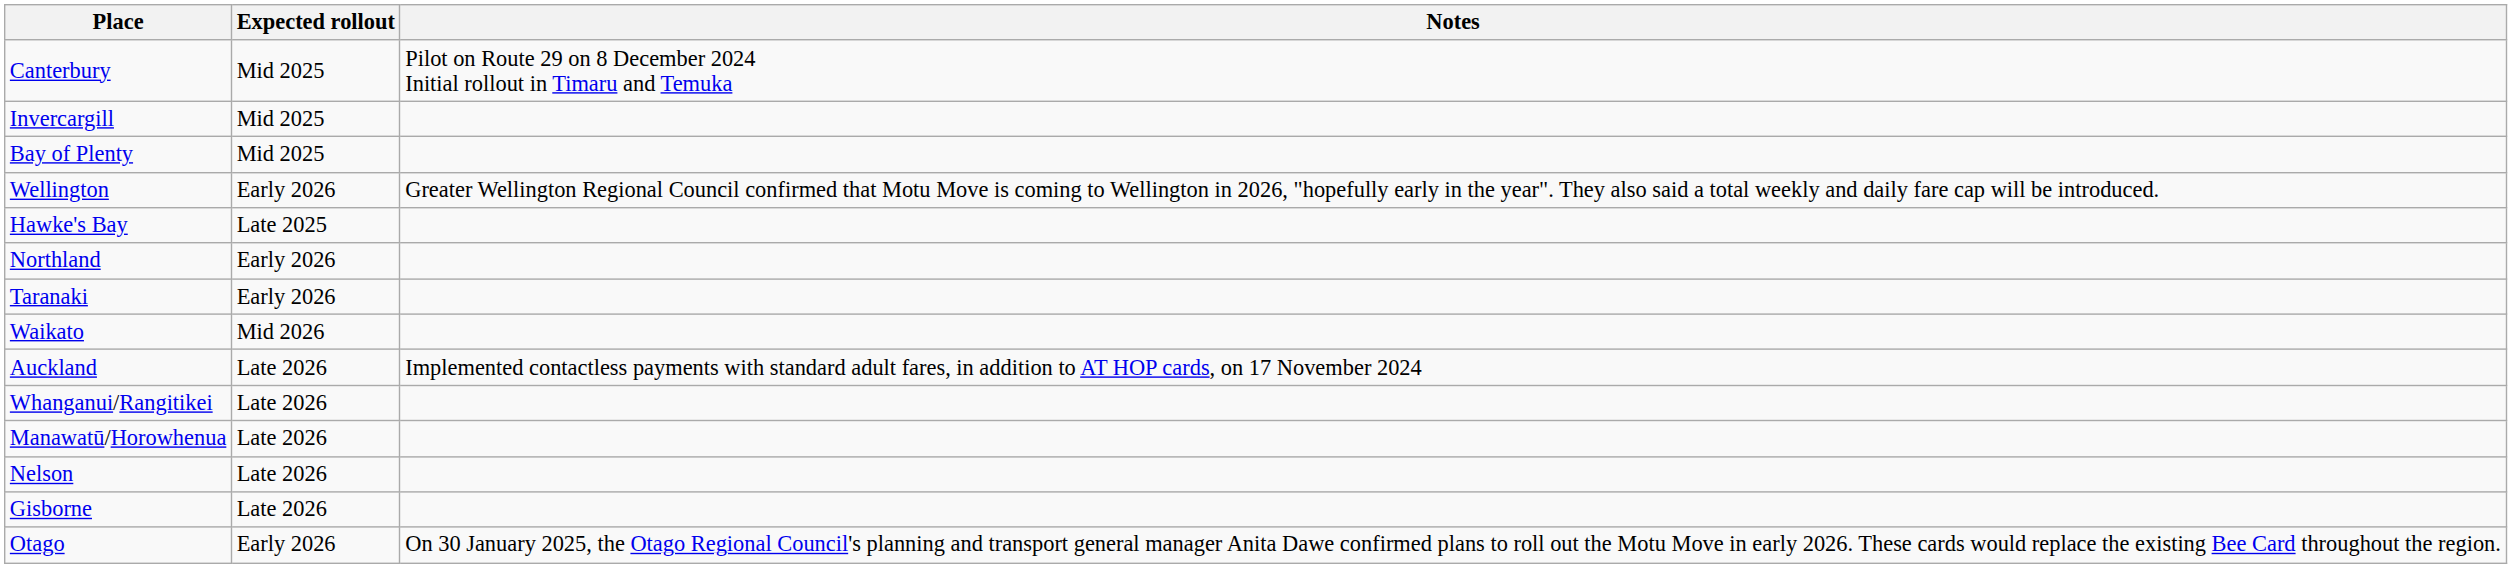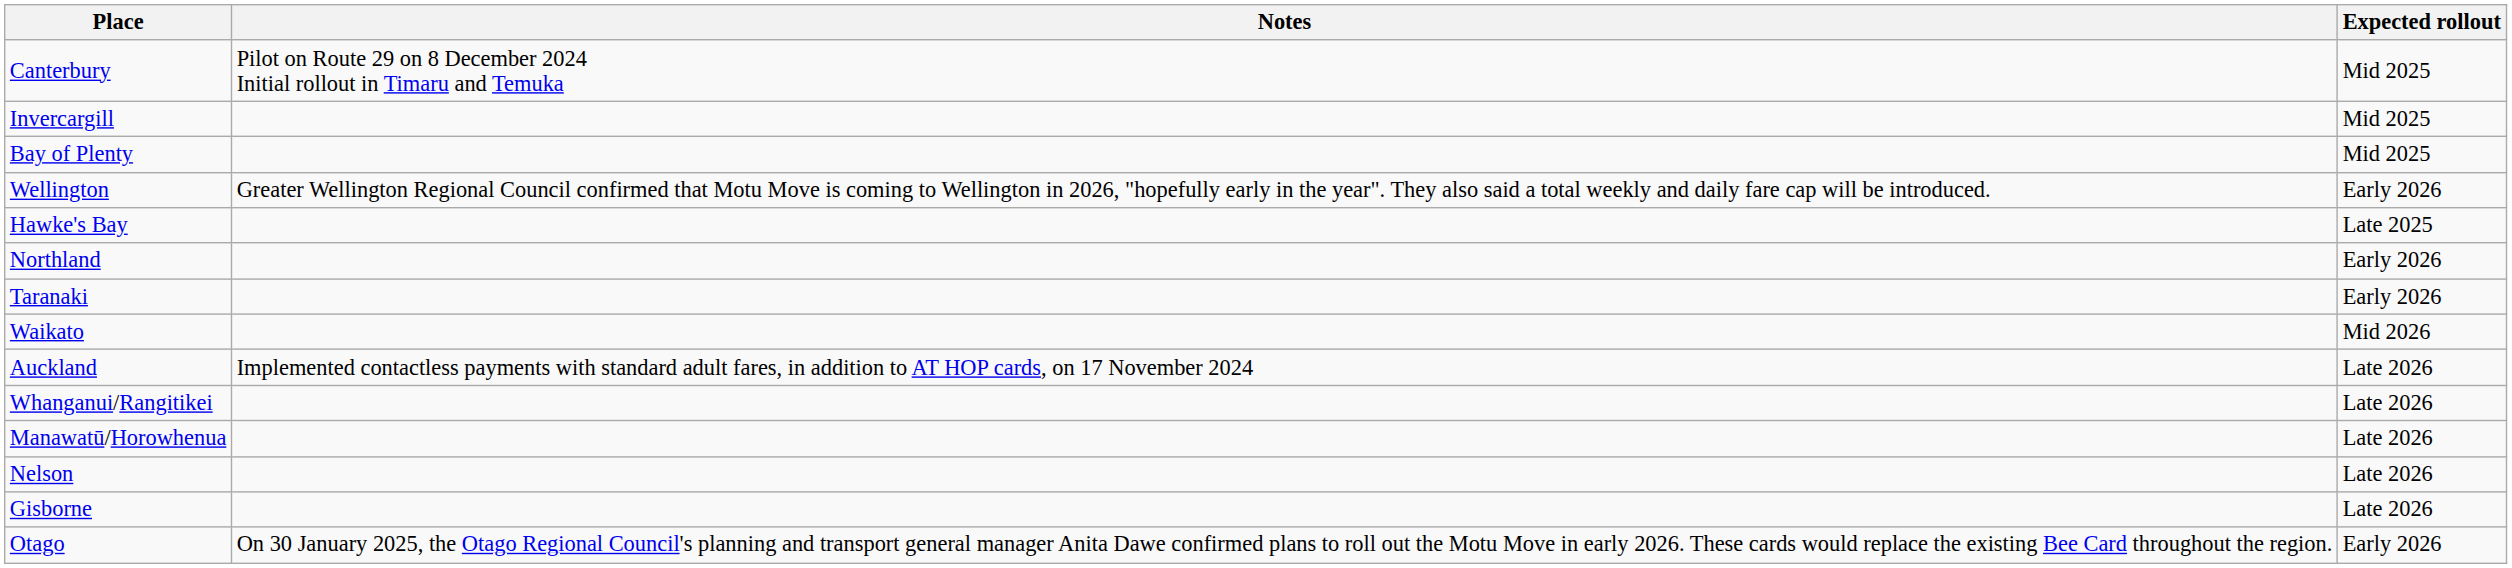columns swapped: (316, 22) <-> (1453, 22)
